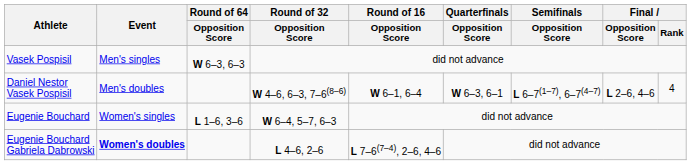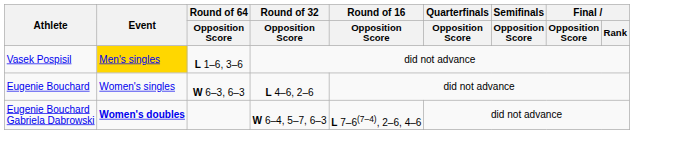(130, 60) no background -> (130, 60) gold background
(219, 65) W 6–3, 6–3 -> (219, 65) L 1–6, 3–6
- row: (39, 88)
(219, 122) L 1–6, 3–6 -> (219, 92) W 6–3, 6–3
(299, 122) W 6–4, 5–7, 6–3 -> (290, 92) L 4–6, 2–6
(299, 151) L 4–6, 2–6 -> (290, 121) W 6–4, 5–7, 6–3
